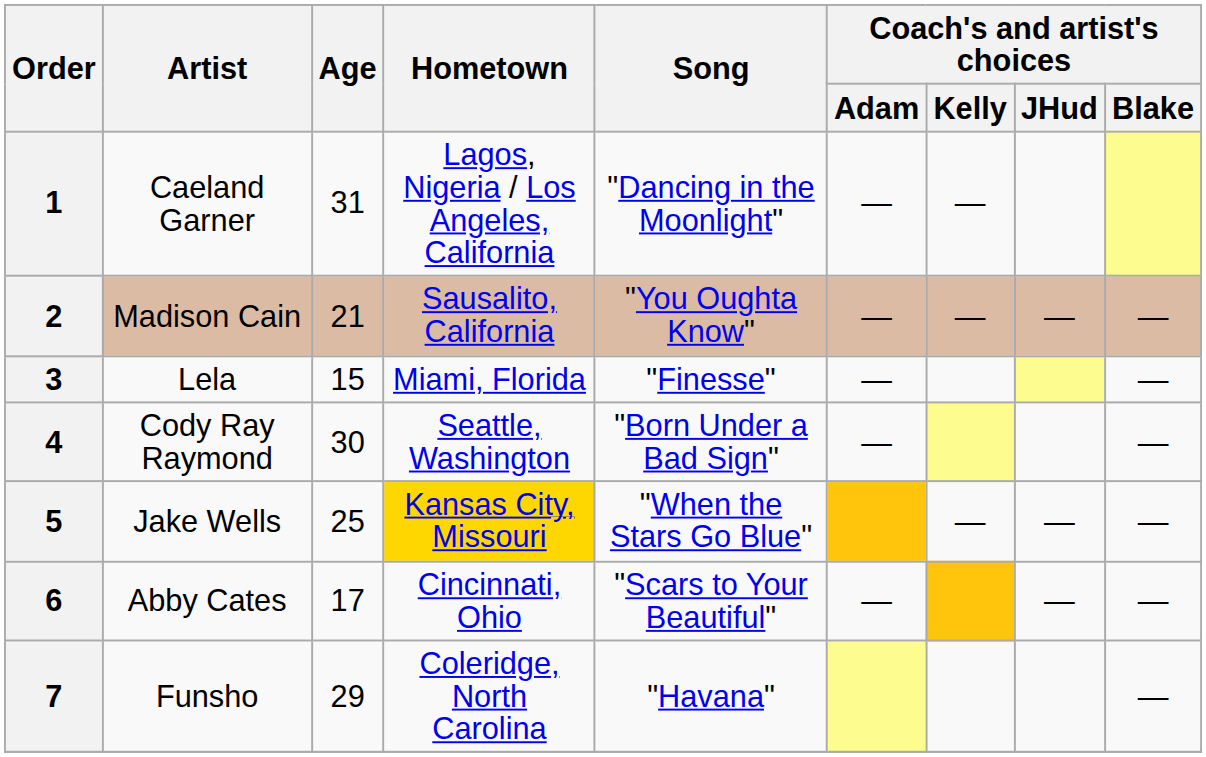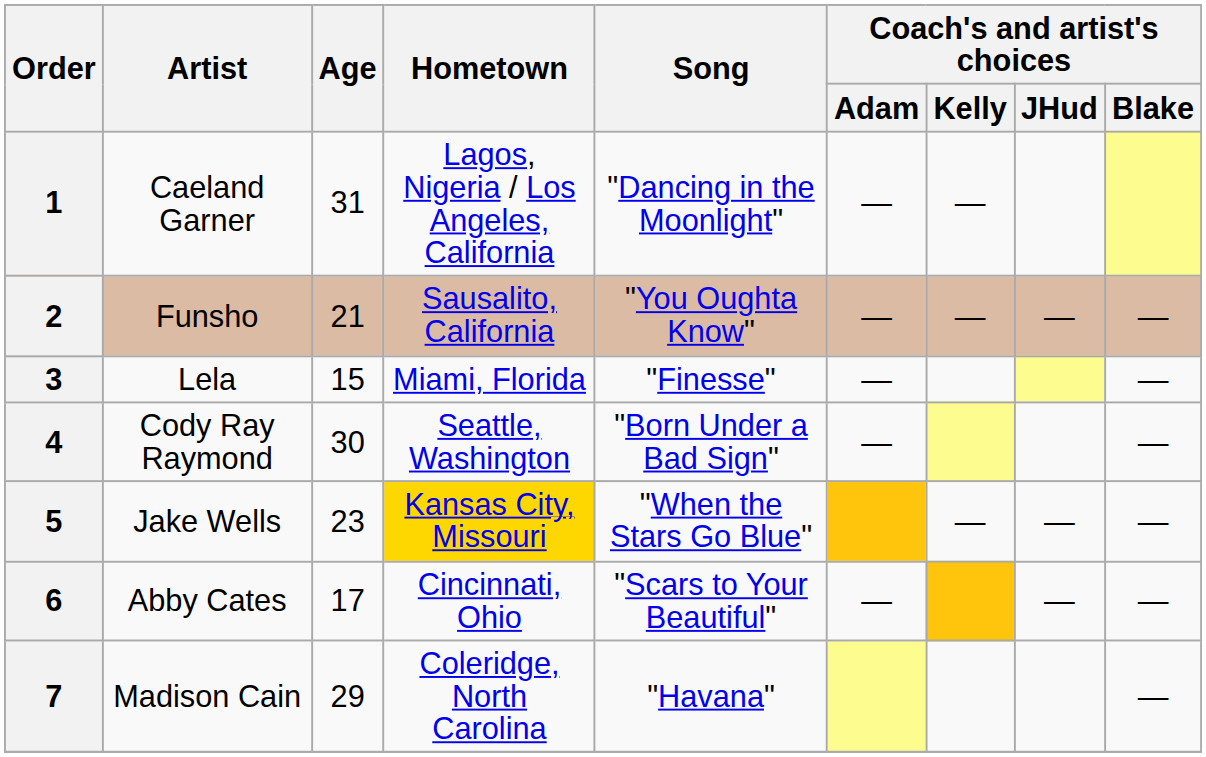(207, 316) Madison Cain -> (207, 316) Funsho
(348, 521) 25 -> (348, 521) 23
(207, 697) Funsho -> (207, 697) Madison Cain
